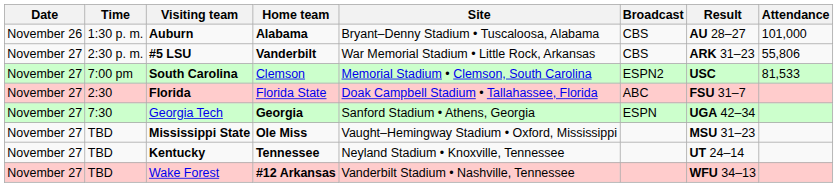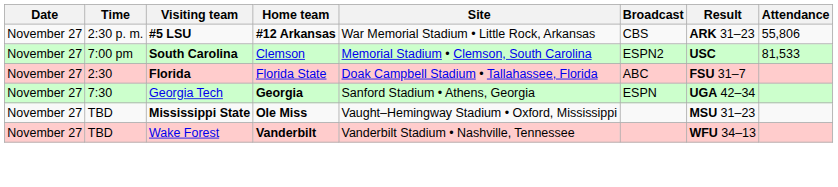- row: (171, 34)
(286, 54) Vanderbilt -> (296, 34) #12 Arkansas
- row: (177, 153)
(296, 172) #12 Arkansas -> (286, 133) Vanderbilt
